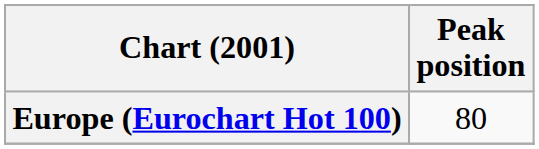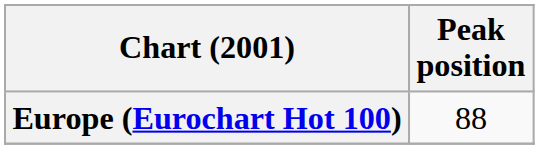(471, 117) 80 -> (471, 117) 88
